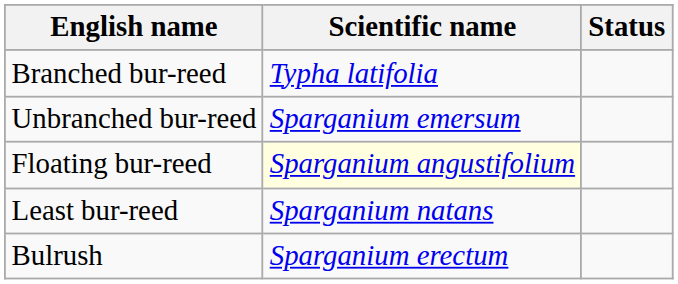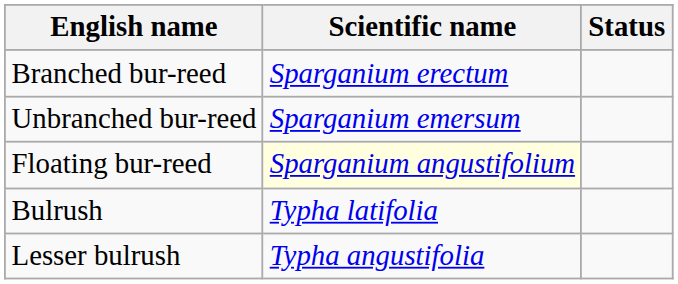(354, 73) Typha latifolia -> (389, 73) Sparganium erectum
- row: (95, 210)
(389, 255) Sparganium erectum -> (354, 210) Typha latifolia
+ row: (96, 255)
